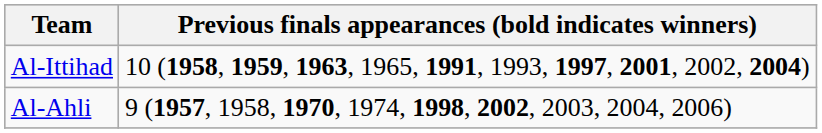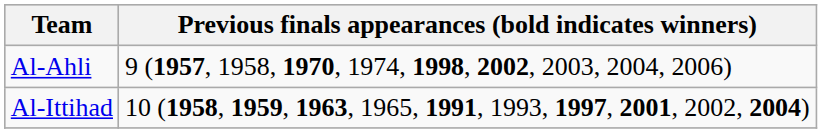rows swapped: (62, 66) <-> (51, 107)
